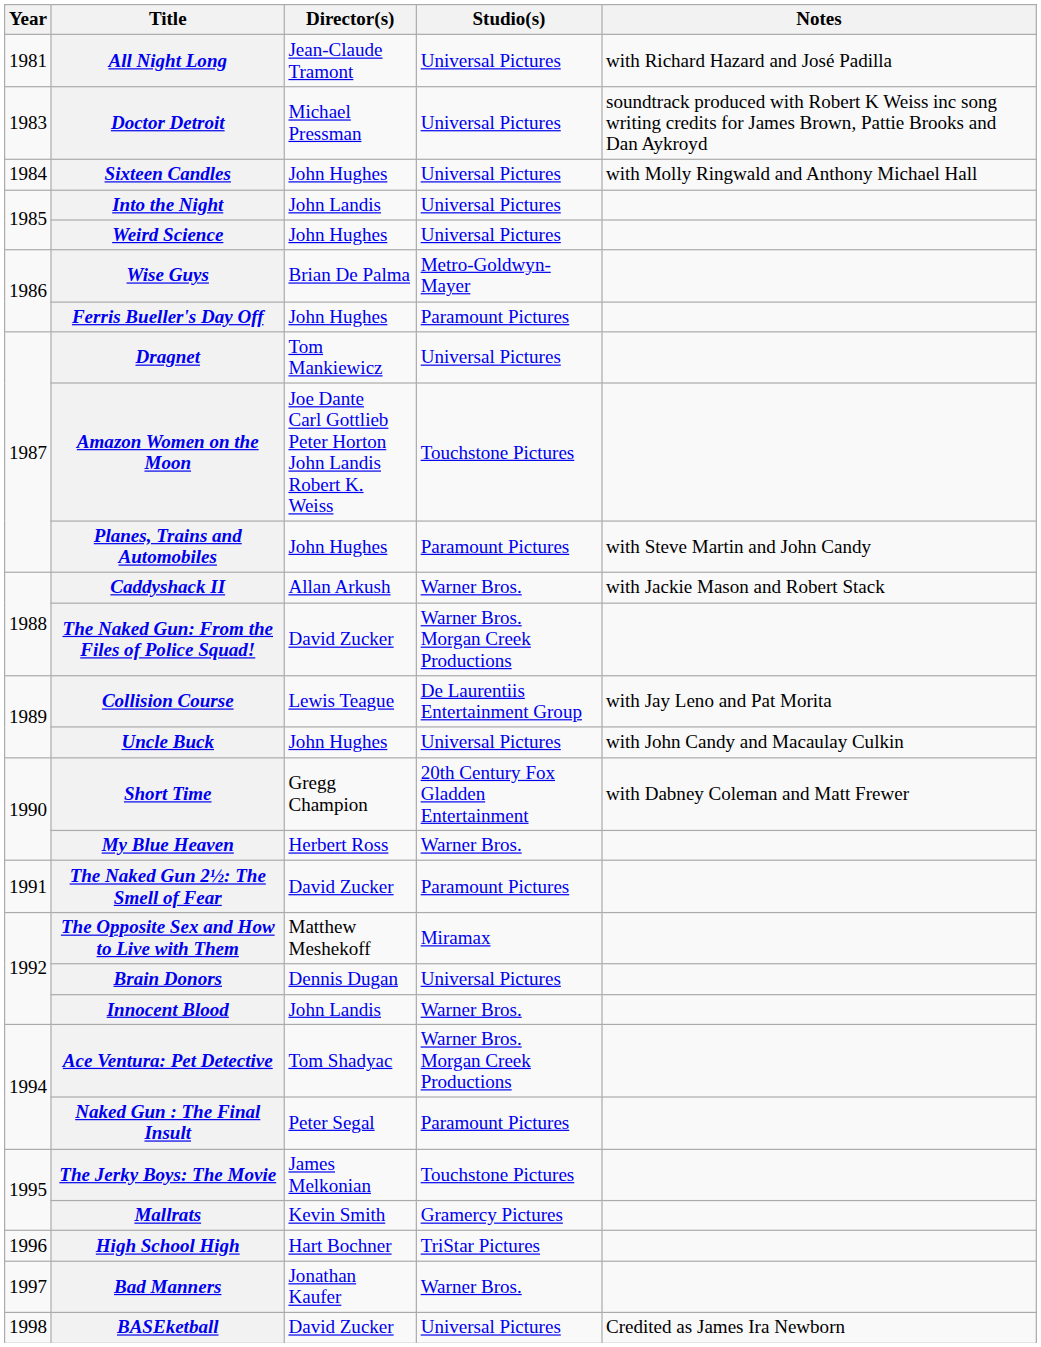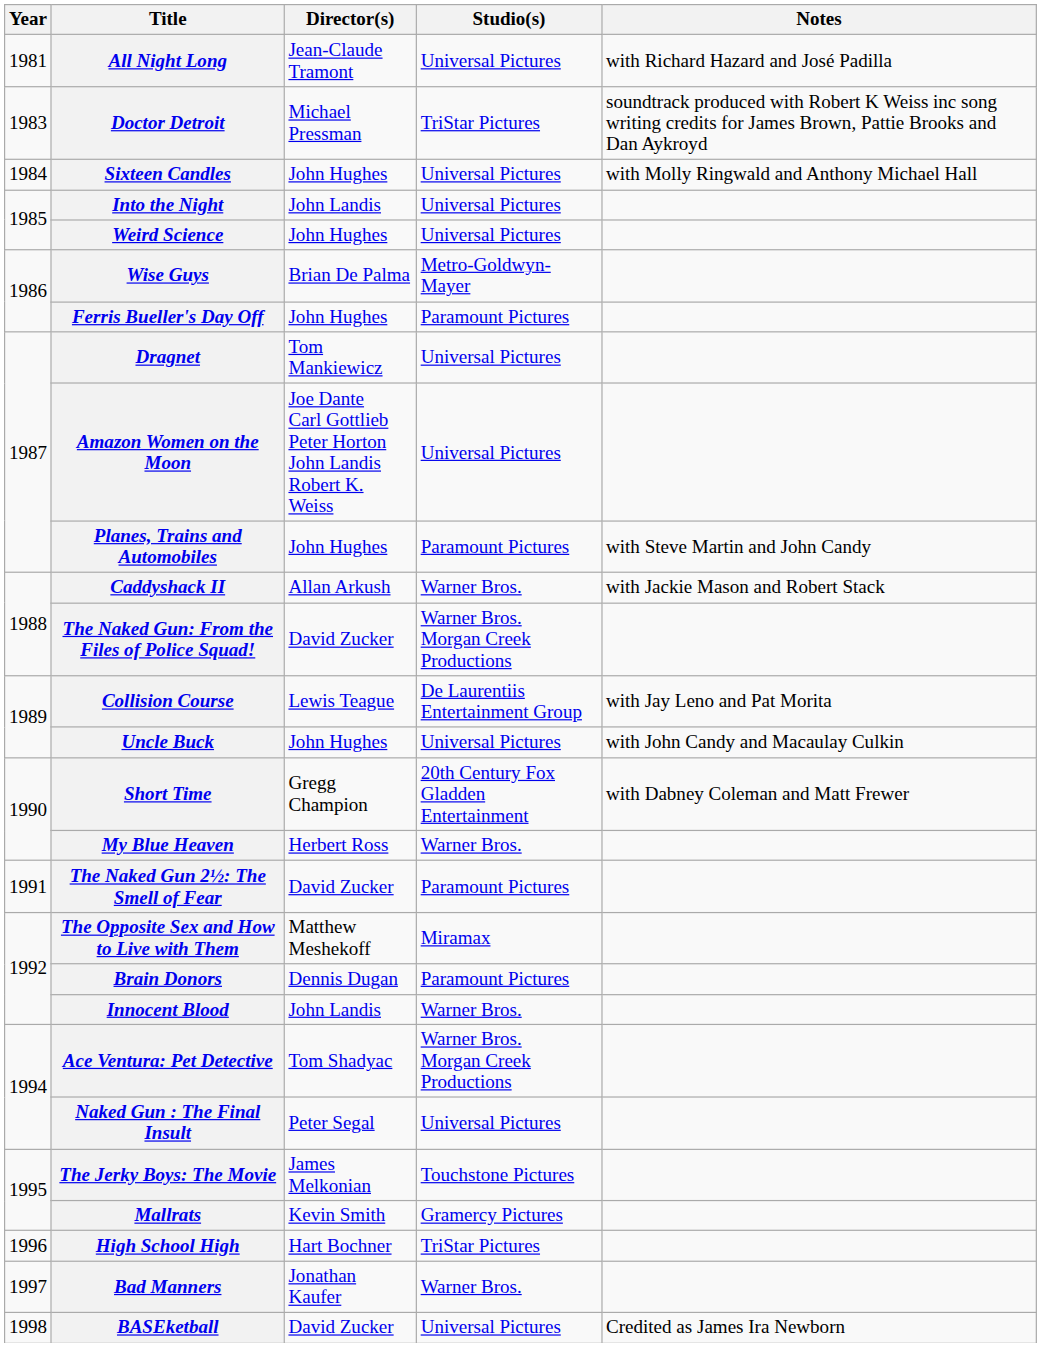(491, 122) Universal Pictures -> (480, 122) TriStar Pictures
(497, 452) Touchstone Pictures -> (491, 452) Universal Pictures
(491, 978) Universal Pictures -> (495, 978) Paramount Pictures
(495, 1123) Paramount Pictures -> (491, 1123) Universal Pictures
